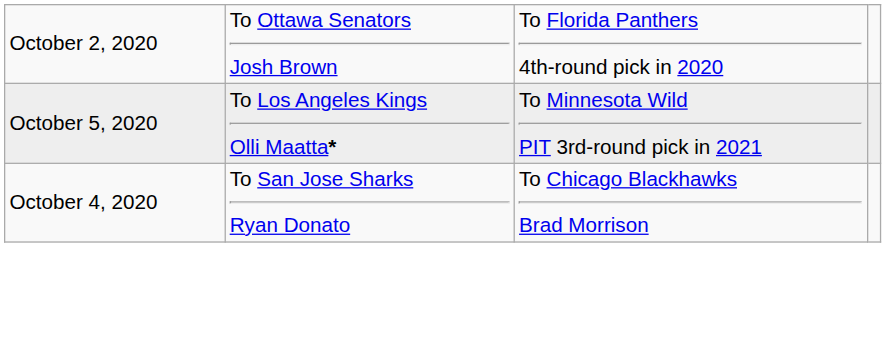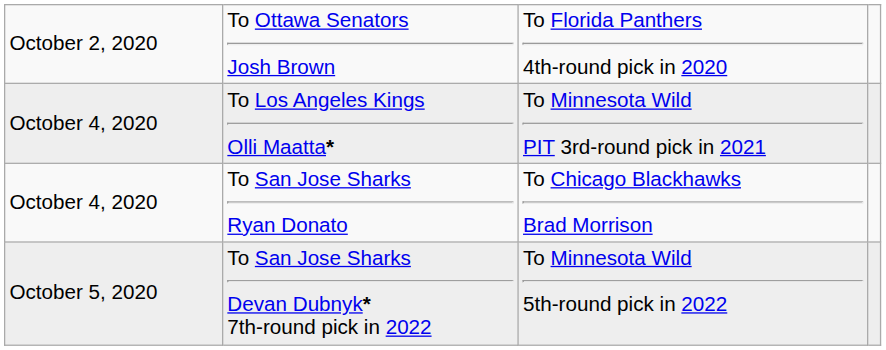(83, 123) October 5, 2020 -> (83, 123) October 4, 2020
+ row: (370, 293)
